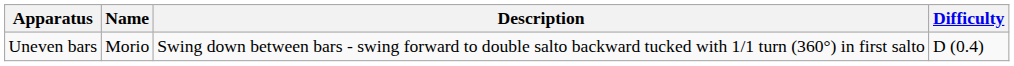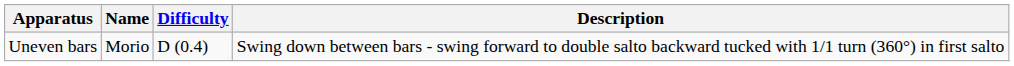columns swapped: (541, 18) <-> (969, 18)
